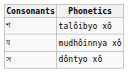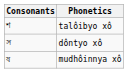rows swapped: (90, 43) <-> (80, 60)
